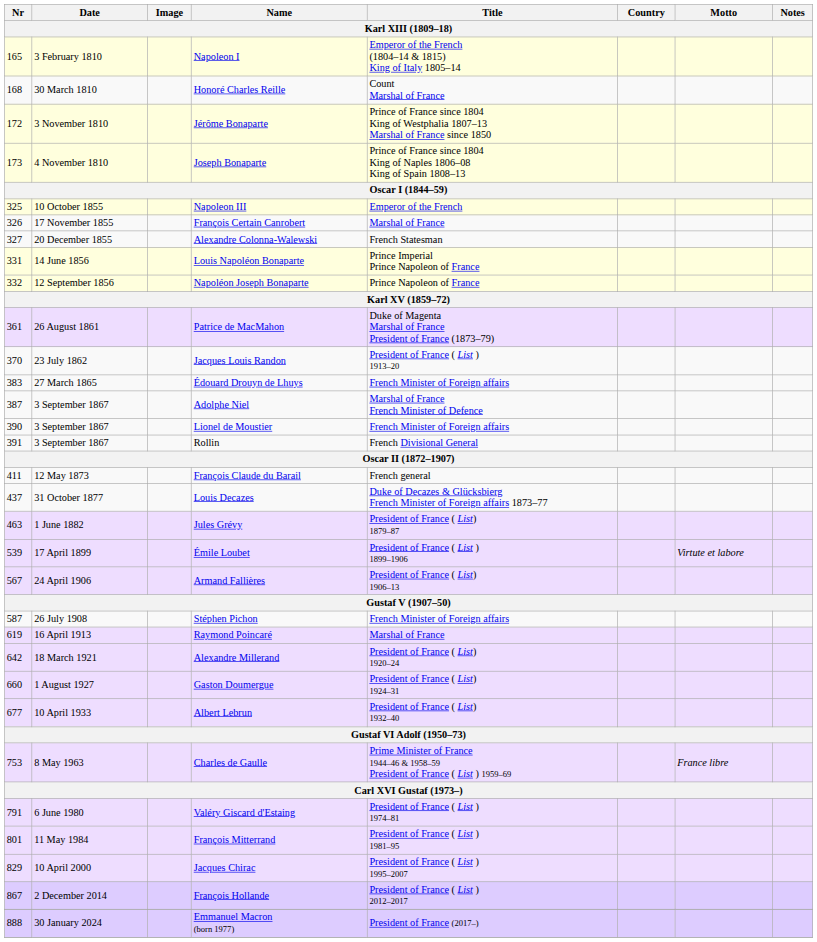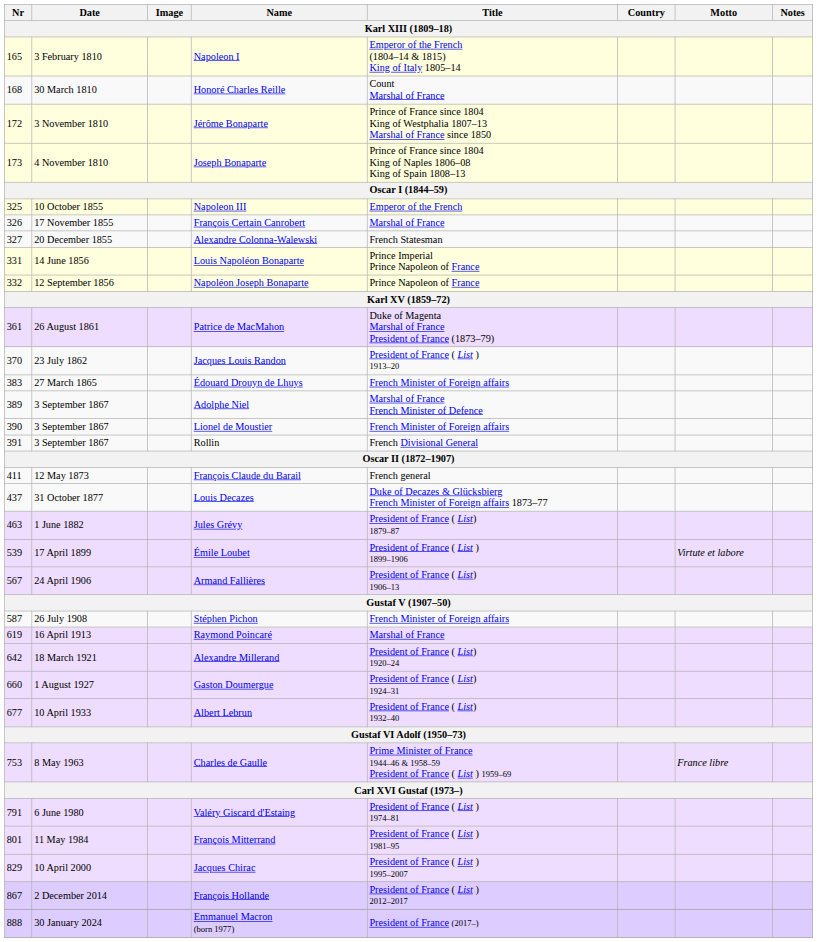(14, 404) 387 -> (14, 404) 389
